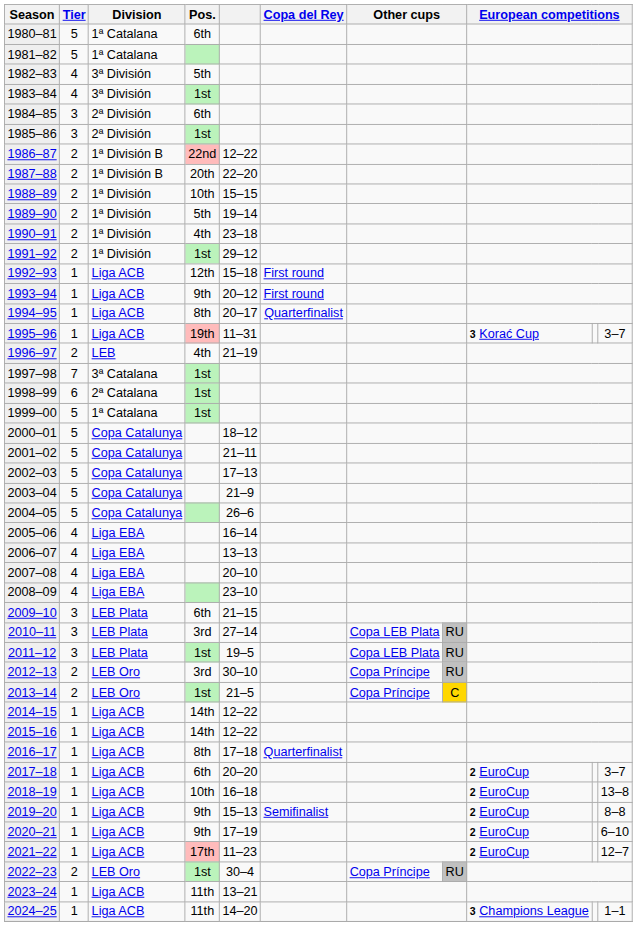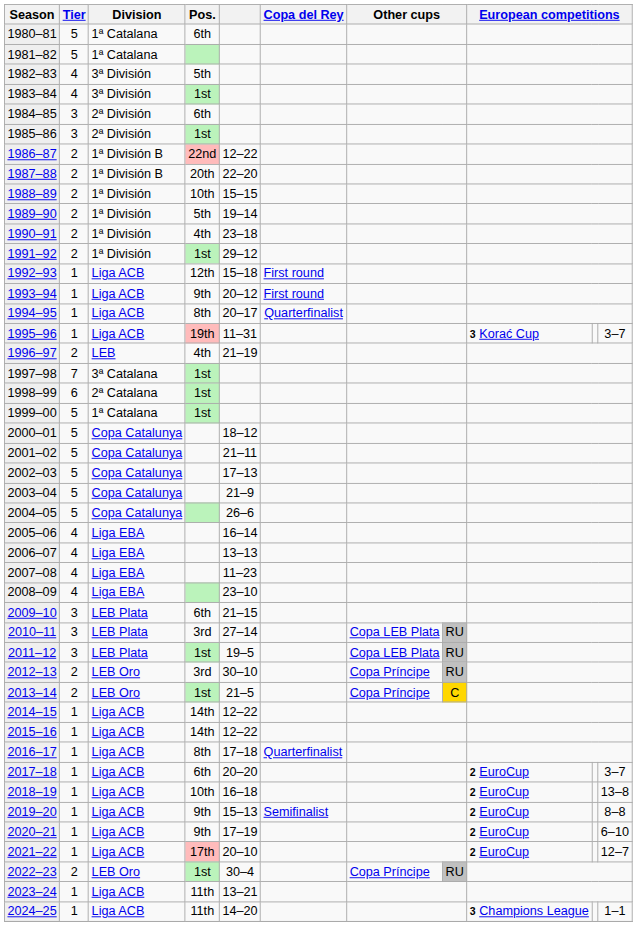(240, 572) 20–10 -> (240, 572) 11–23
(240, 851) 11–23 -> (240, 851) 20–10
